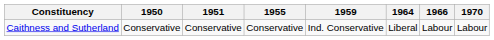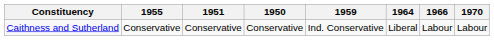columns swapped: (152, 12) <-> (275, 12)
